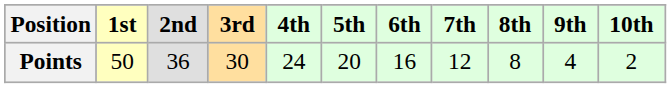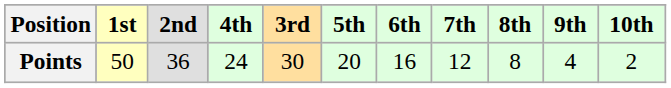columns swapped: (237, 23) <-> (294, 23)
